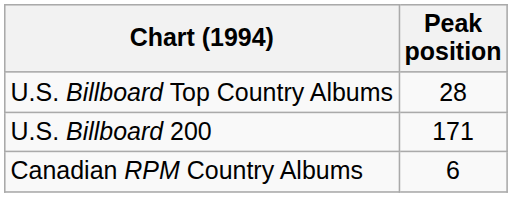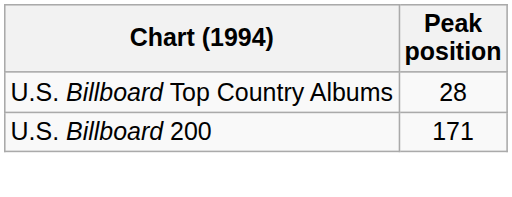- row: (187, 171)
